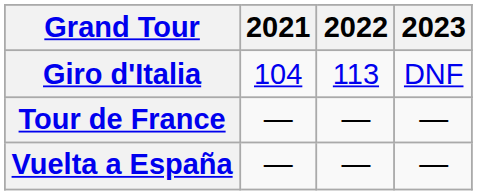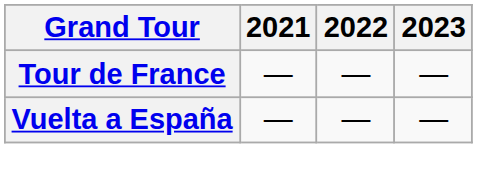- row: (122, 73)
